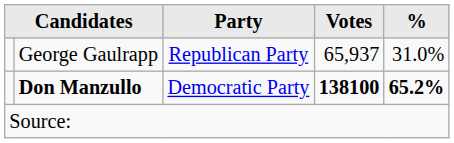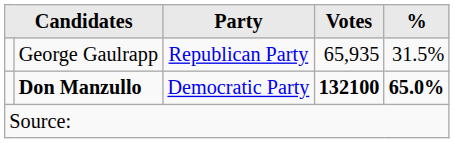(352, 54) 65,937 -> (352, 54) 65,935
(418, 54) 31.0% -> (418, 54) 31.5%
(349, 88) 138100 -> (349, 88) 132100
(417, 88) 65.2% -> (417, 88) 65.0%
